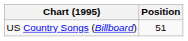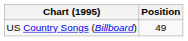(161, 28) 51 -> (161, 28) 49
